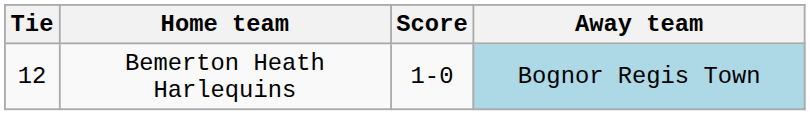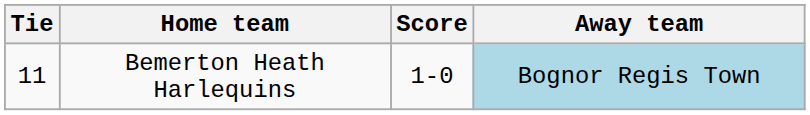(32, 77) 12 -> (32, 77) 11
